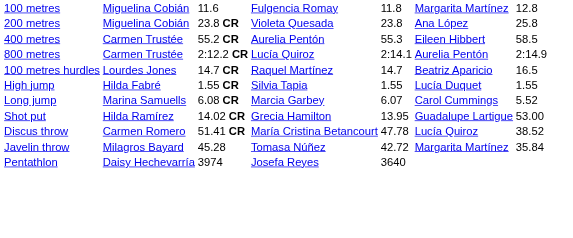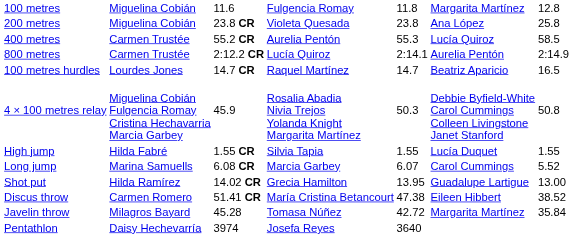(450, 39) Eileen Hibbert -> (462, 39) Lucía Quiroz
+ row: (55, 110)
(530, 116) 53.00 -> (552, 182) 13.00
(395, 131) 47.78 -> (411, 197) 47.38
(446, 131) Lucía Quiroz -> (466, 197) Eileen Hibbert
